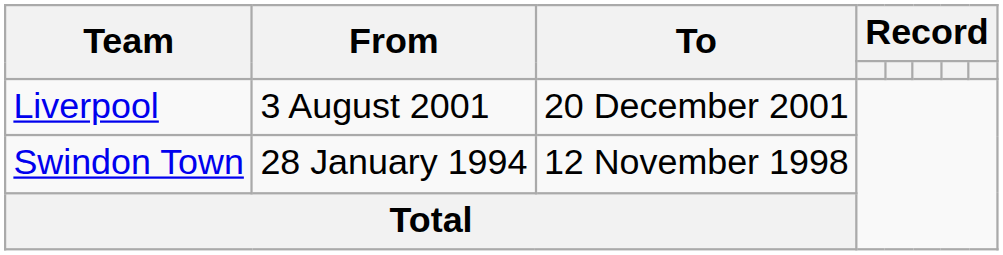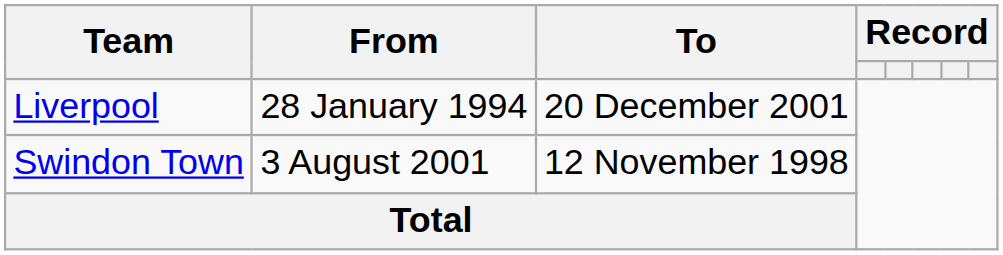(375, 106) 3 August 2001 -> (394, 106) 28 January 1994
(394, 163) 28 January 1994 -> (375, 163) 3 August 2001
